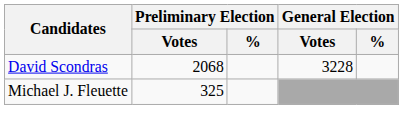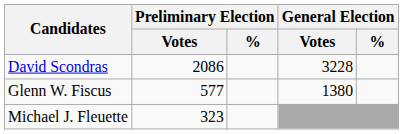(208, 66) 2068 -> (208, 66) 2086
+ row: (60, 91)
(212, 91) 325 -> (212, 116) 323
